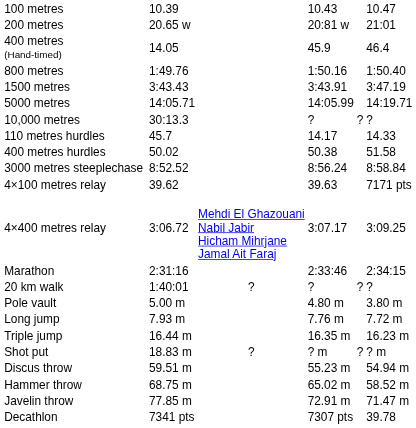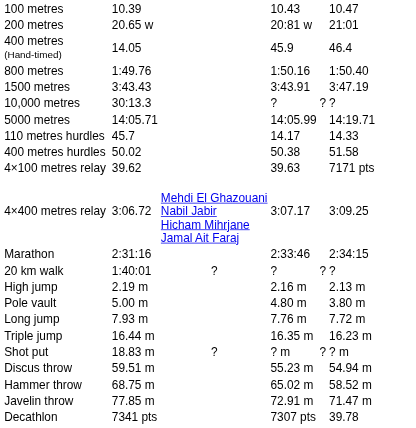rows swapped: (37, 103) <-> (42, 120)
- row: (74, 168)
+ row: (31, 287)
